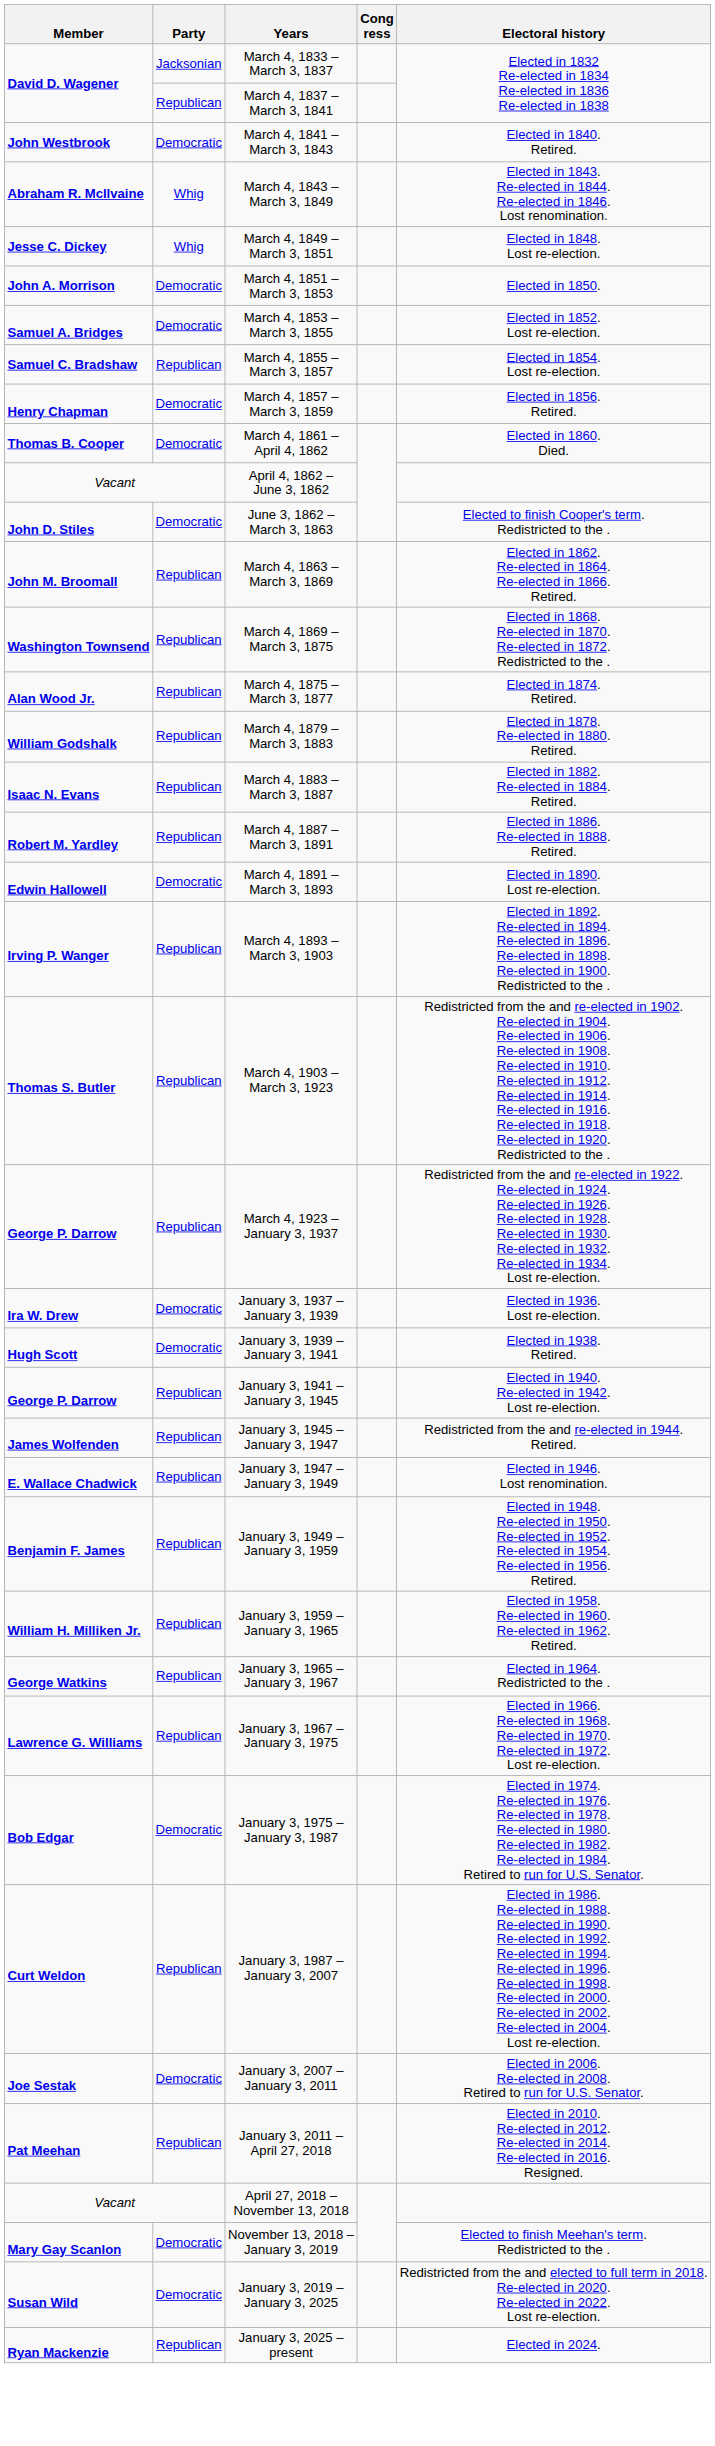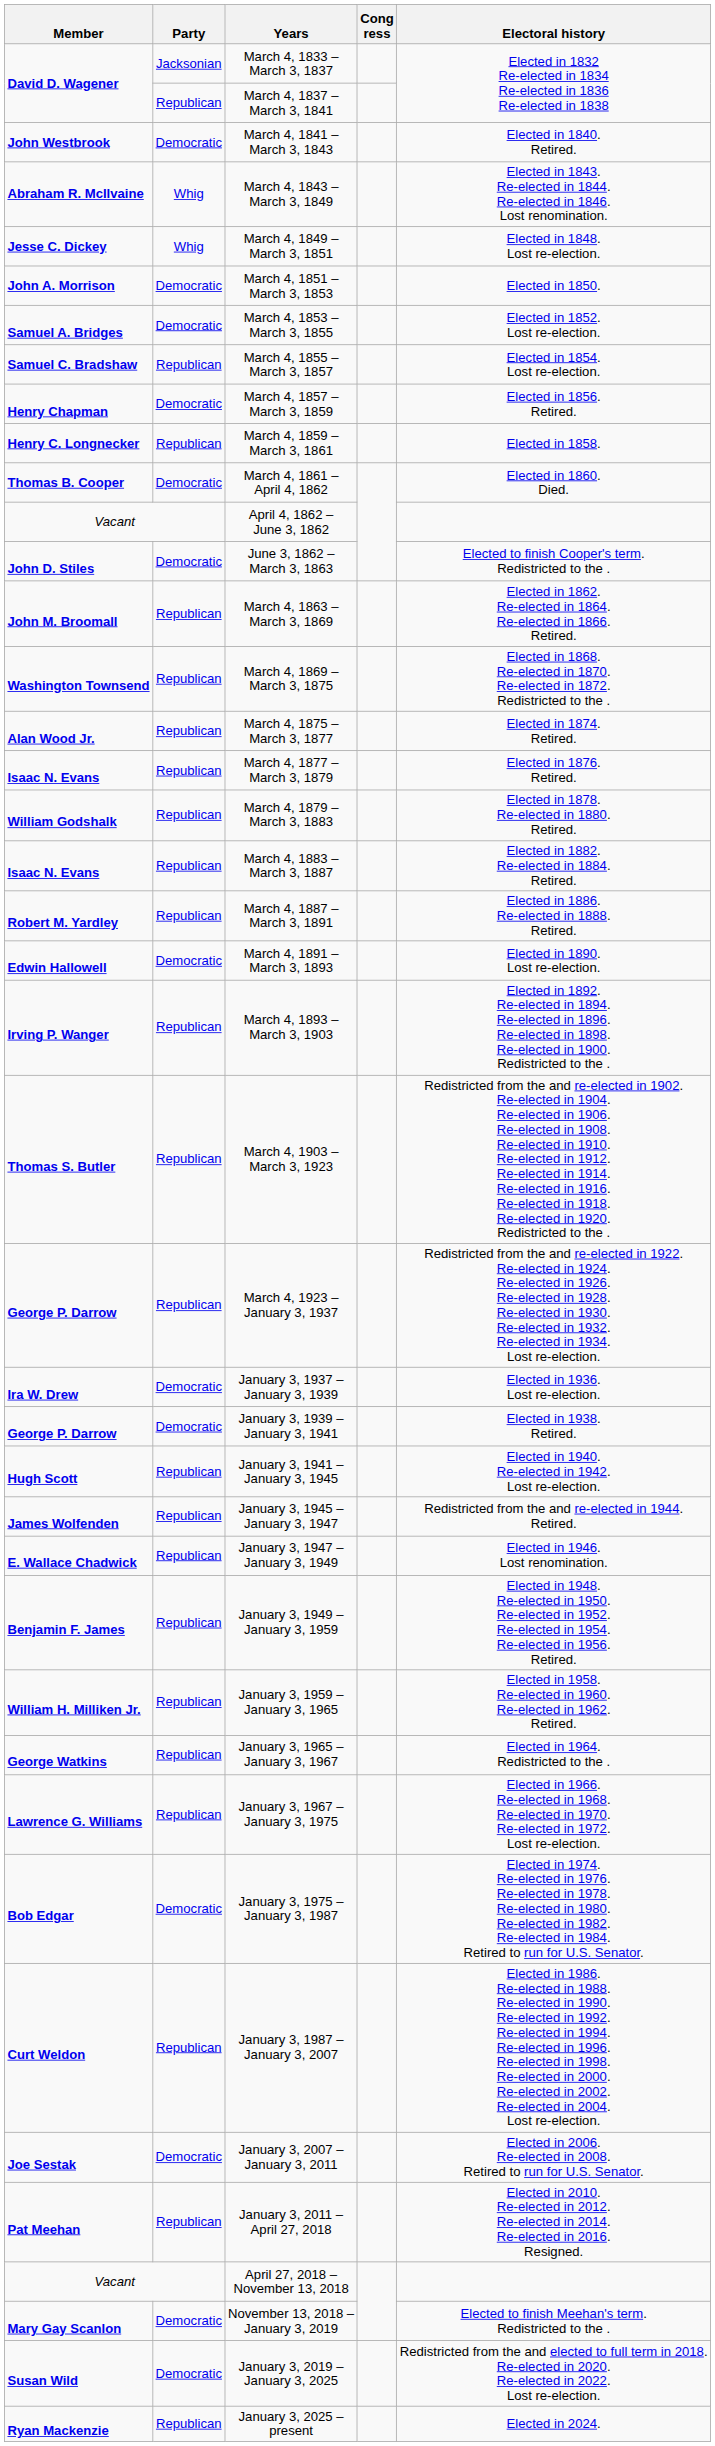+ row: (291, 443)
+ row: (291, 770)
(42, 1355) Hugh Scott -> (62, 1434) George P. Darrow
(62, 1400) George P. Darrow -> (42, 1478) Hugh Scott
